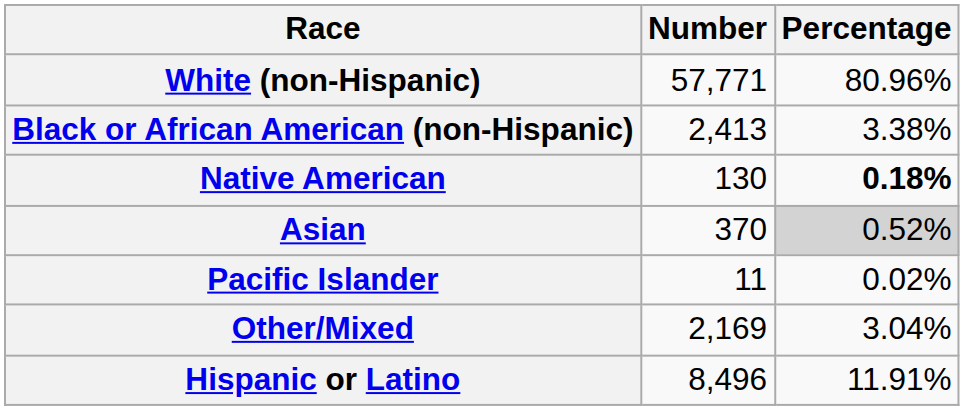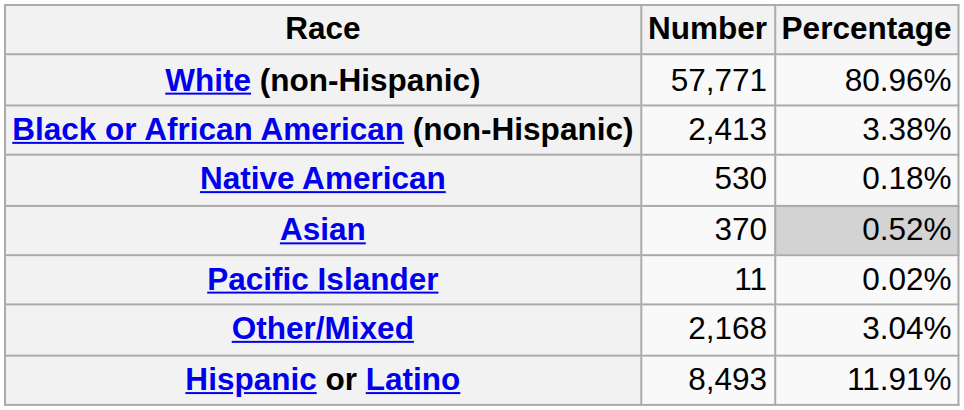(741, 179) 130 -> (741, 179) 530
(907, 179) bold -> (907, 179) normal
(728, 329) 2,169 -> (728, 329) 2,168
(728, 379) 8,496 -> (728, 379) 8,493
